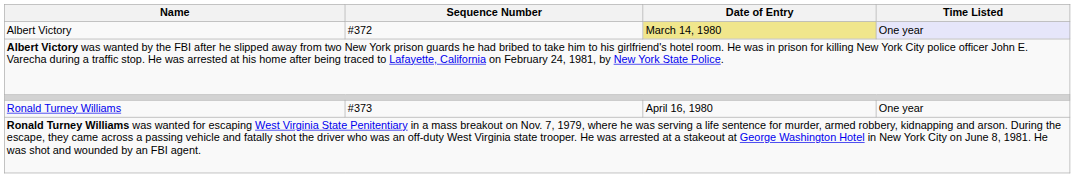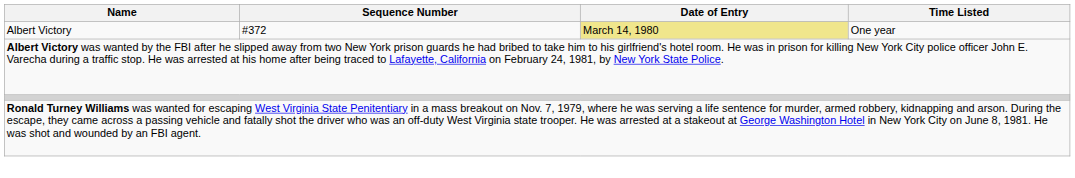(901, 30) lavender background -> (873, 30) no background
- row: (64, 108)
